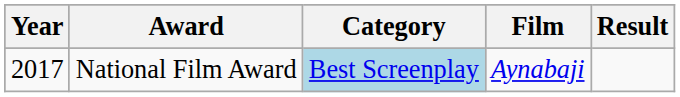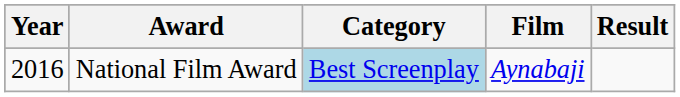(37, 69) 2017 -> (37, 69) 2016
